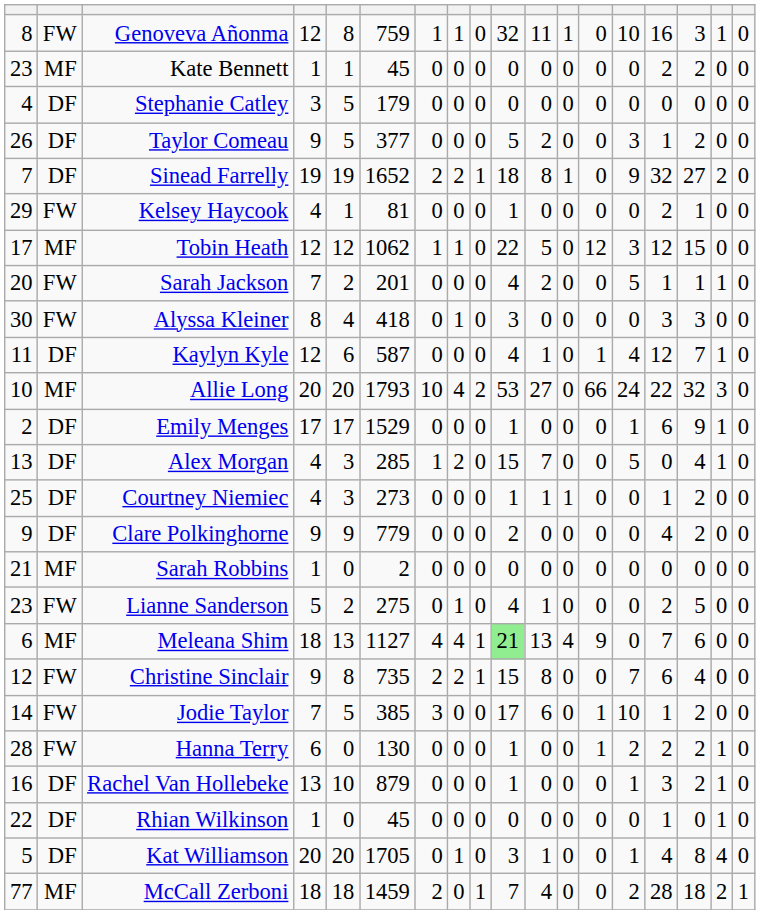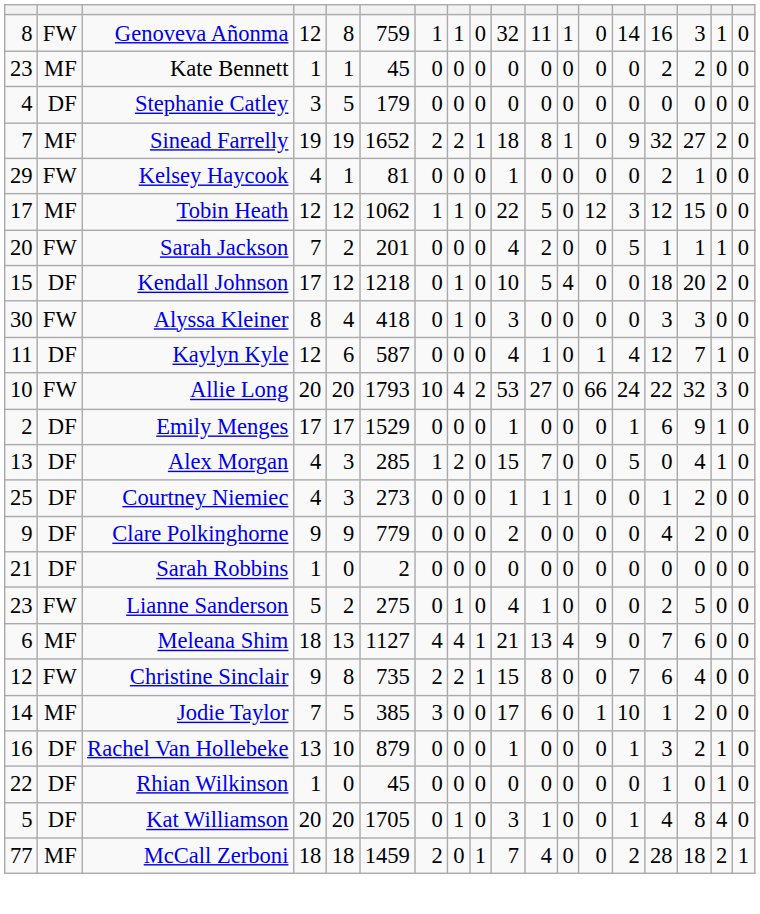(628, 32) 10 -> (628, 32) 14
- row: (219, 140)
(62, 175) DF -> (60, 140) MF
+ row: (213, 283)
(60, 390) MF -> (60, 390) FW
(60, 569) MF -> (62, 569) DF
(508, 641) lightgreen background -> (508, 641) no background
(60, 712) FW -> (60, 712) MF
- row: (232, 748)
